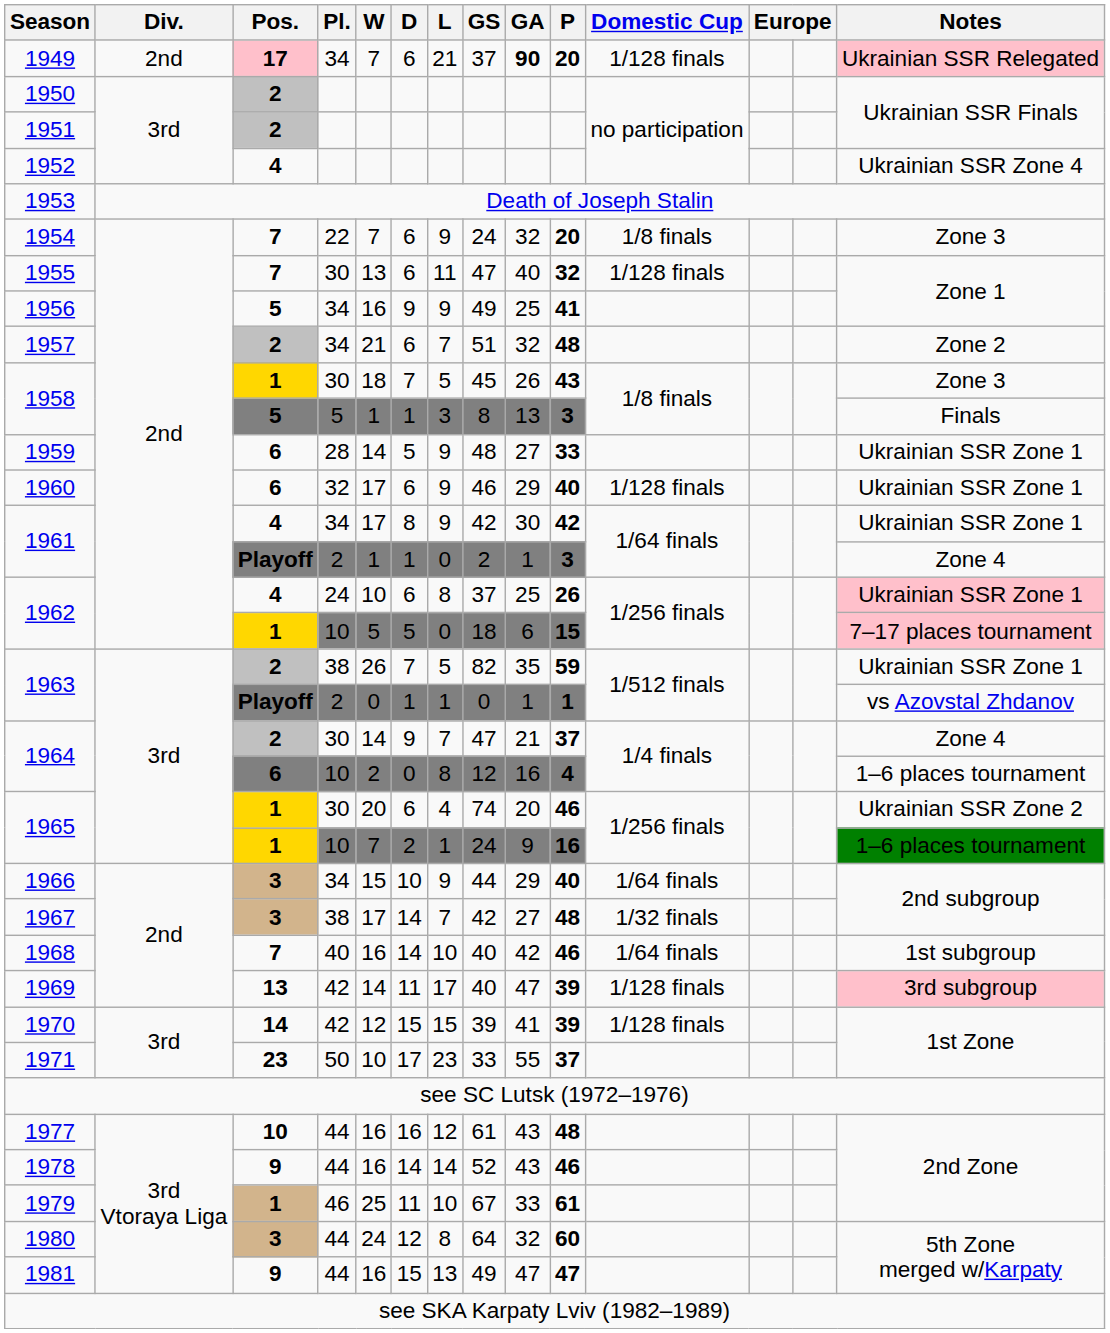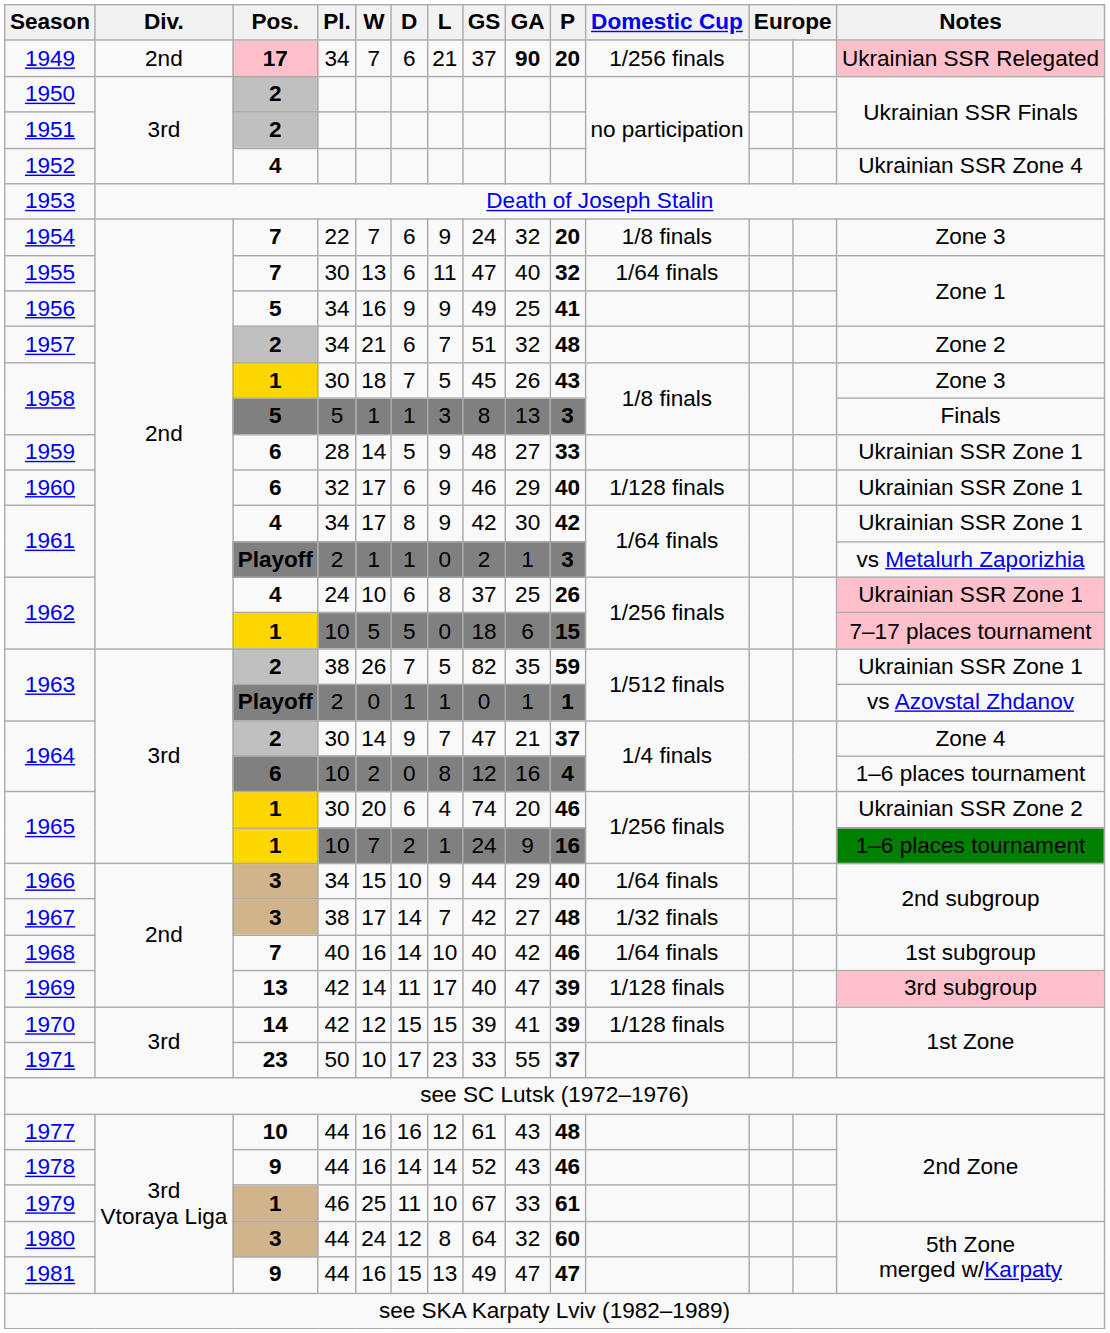(667, 58) 1/128 finals -> (667, 58) 1/256 finals
(667, 272) 1/128 finals -> (667, 272) 1/64 finals
(971, 559) Zone 4 -> (971, 559) vs Metalurh Zaporizhia
